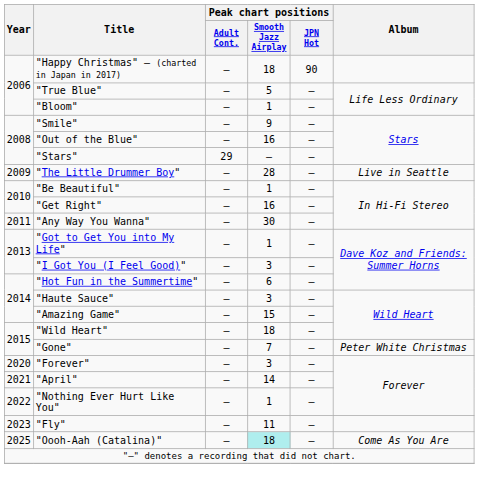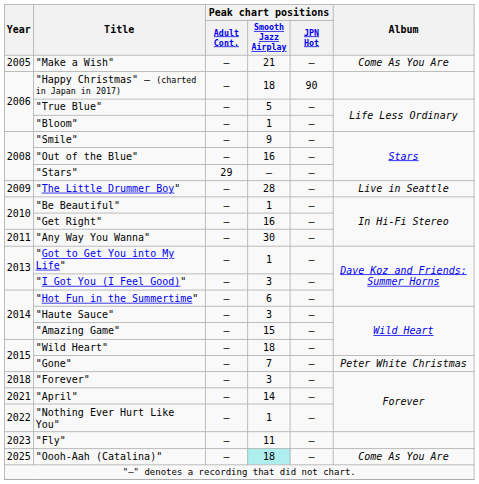+ row: (75, 63)
(19, 363) 2020 -> (19, 380) 2018
